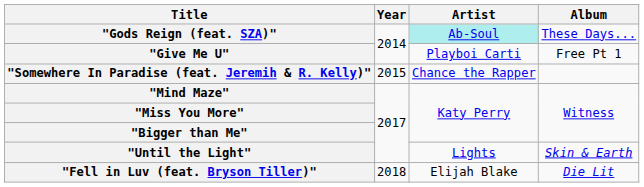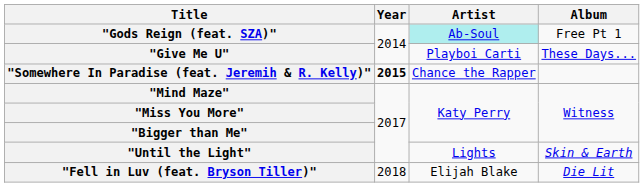(589, 34) These Days... -> (589, 34) Free Pt 1
(589, 54) Free Pt 1 -> (589, 54) These Days...
(392, 73) normal -> (392, 73) bold
